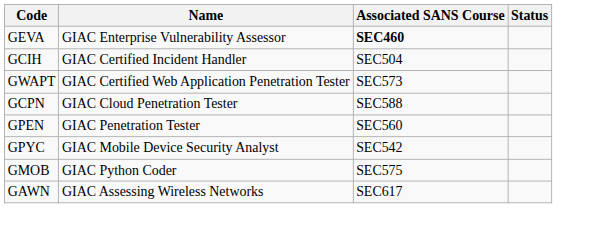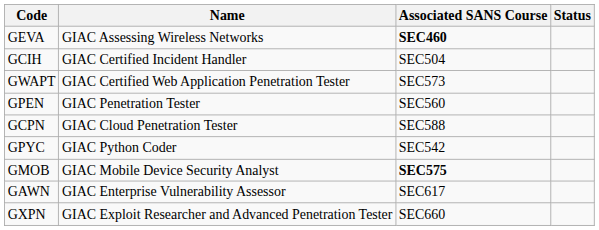(174, 37) GIAC Enterprise Vulnerability Assessor -> (163, 37) GIAC Assessing Wireless Networks
rows swapped: (26, 125) <-> (26, 103)
(170, 147) GIAC Mobile Device Security Analyst -> (119, 147) GIAC Python Coder
(119, 170) GIAC Python Coder -> (170, 170) GIAC Mobile Device Security Analyst
(379, 170) normal -> (423, 170) bold
(163, 192) GIAC Assessing Wireless Networks -> (174, 192) GIAC Enterprise Vulnerability Assessor
+ row: (27, 214)
